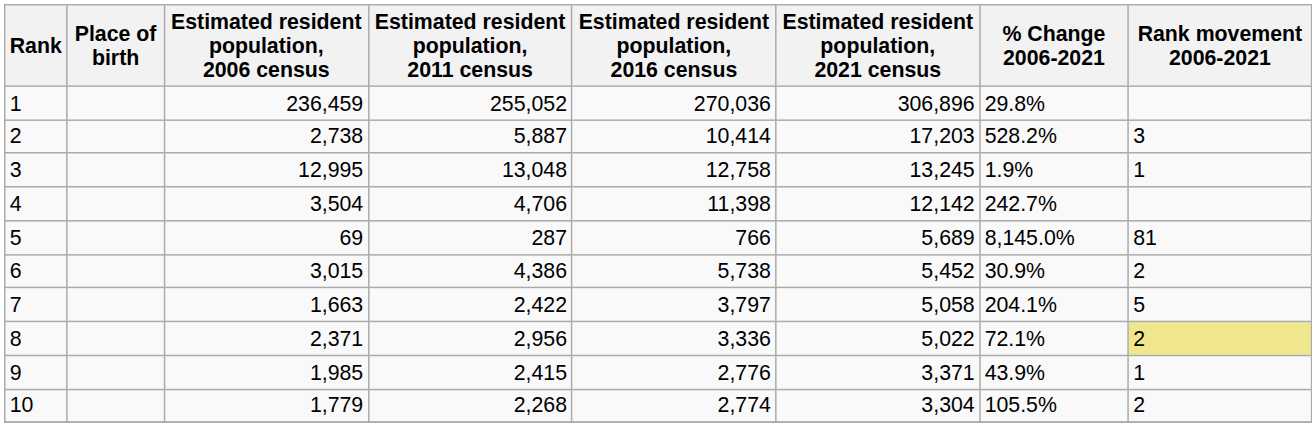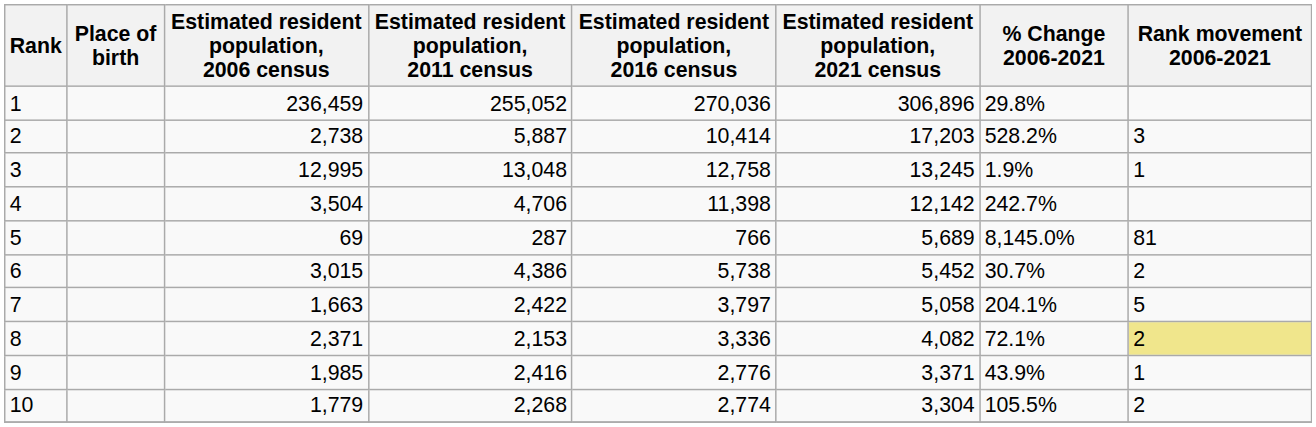(1015, 271) 30.9% -> (1015, 271) 30.7%
(540, 339) 2,956 -> (540, 339) 2,153
(948, 339) 5,022 -> (948, 339) 4,082
(540, 372) 2,415 -> (540, 372) 2,416
